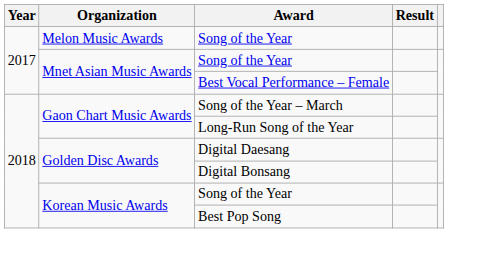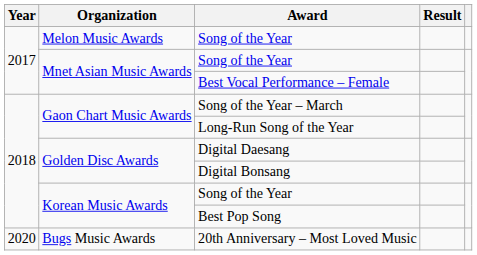+ row: (99, 238)
